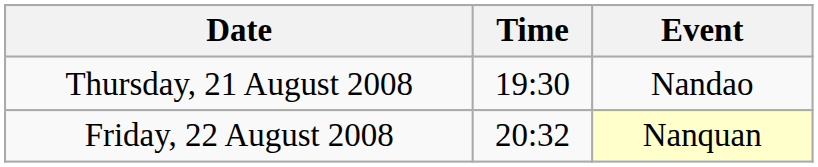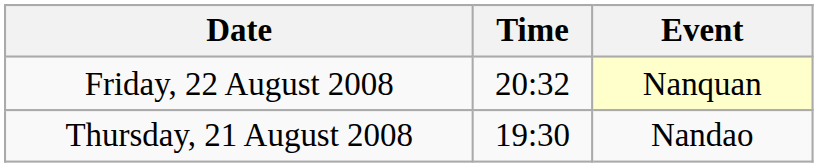rows swapped: (239, 82) <-> (239, 135)
